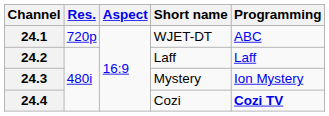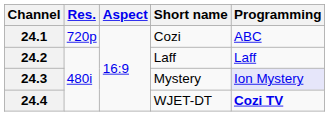(183, 36) WJET-DT -> (167, 36) Cozi
(269, 79) no background -> (269, 79) lavender background
(167, 100) Cozi -> (183, 100) WJET-DT
